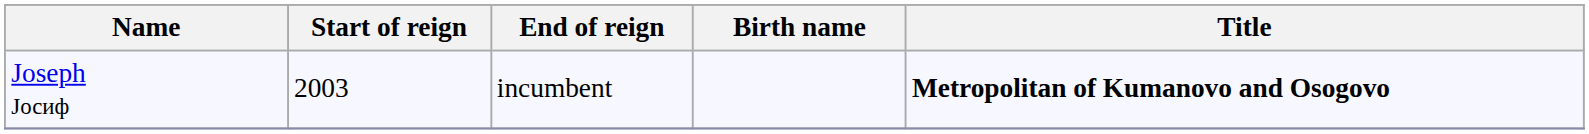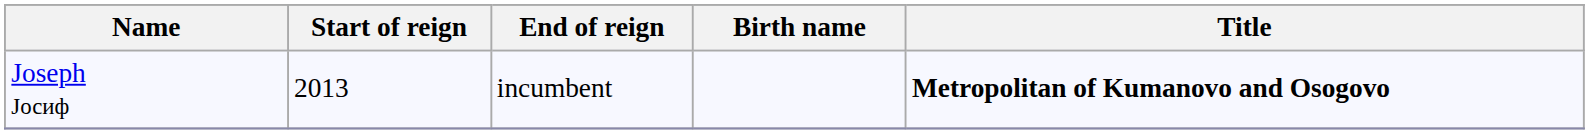(321, 88) 2003 -> (321, 88) 2013
